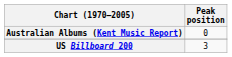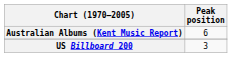(206, 33) 0 -> (206, 33) 6
